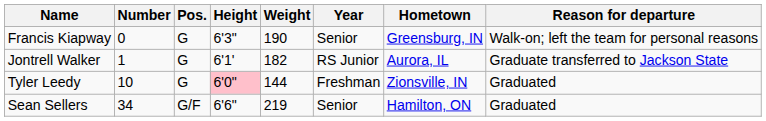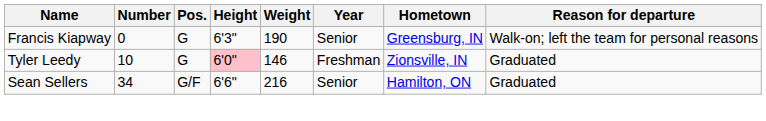- row: (54, 60)
(275, 82) 144 -> (275, 60) 146
(275, 104) 219 -> (275, 82) 216
